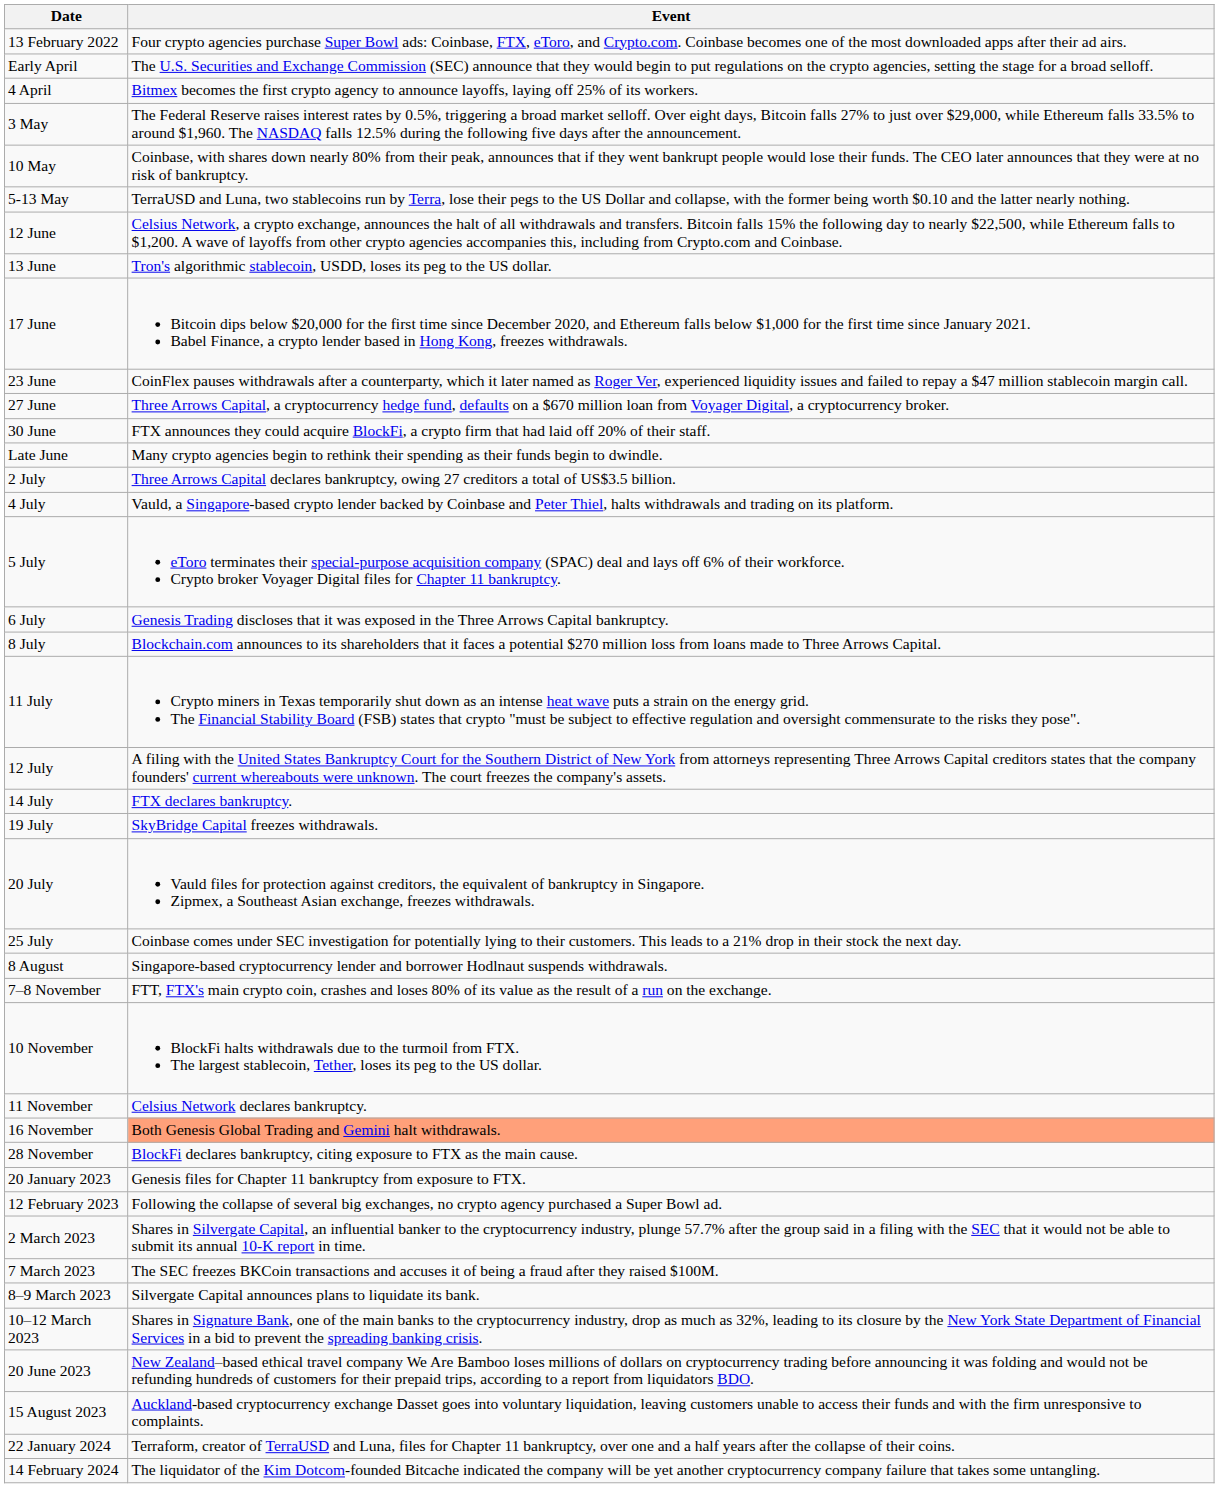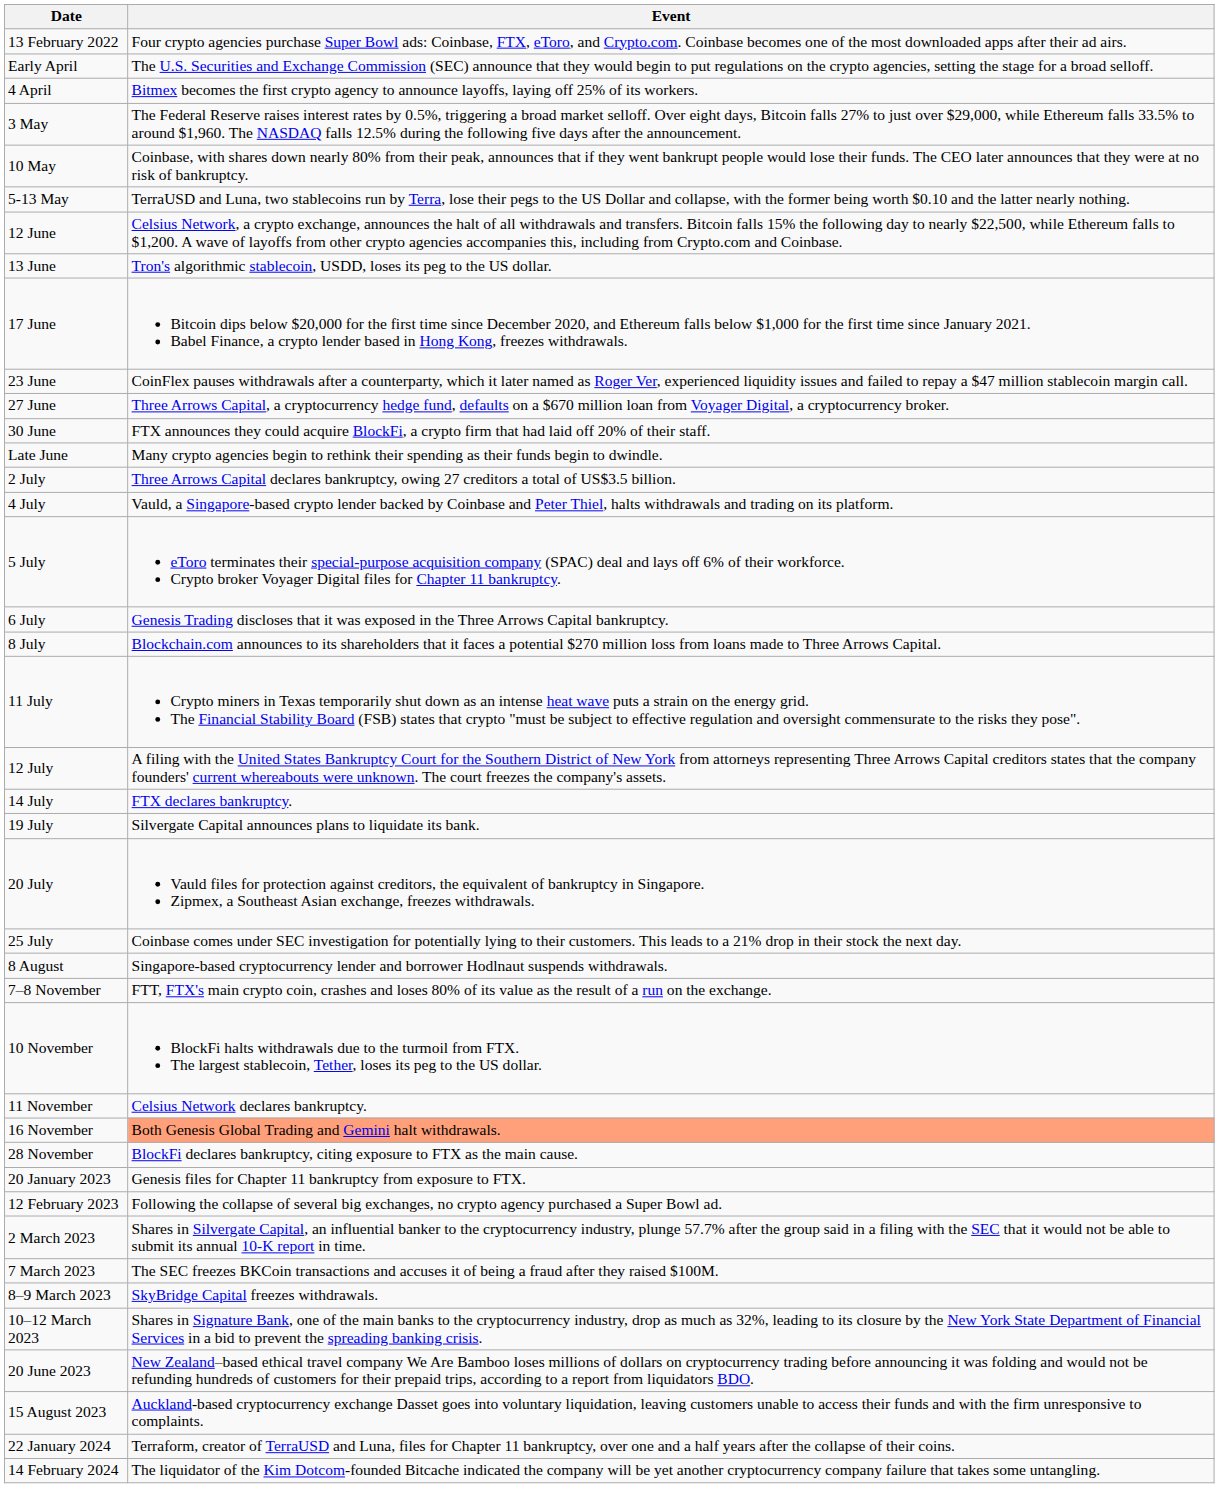(255, 826) SkyBridge Capital freezes withdrawals. -> (306, 826) Silvergate Capital announces plans to liquidate its bank.
(306, 1295) Silvergate Capital announces plans to liquidate its bank. -> (255, 1295) SkyBridge Capital freezes withdrawals.
